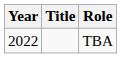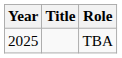(23, 40) 2022 -> (23, 40) 2025
